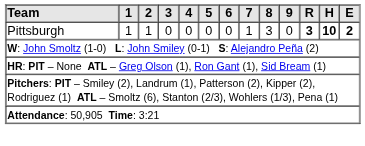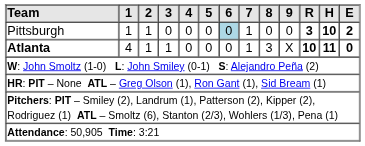(229, 30) no background -> (229, 30) lightblue background
(269, 30) 3 -> (269, 30) 0
+ row: (29, 48)
